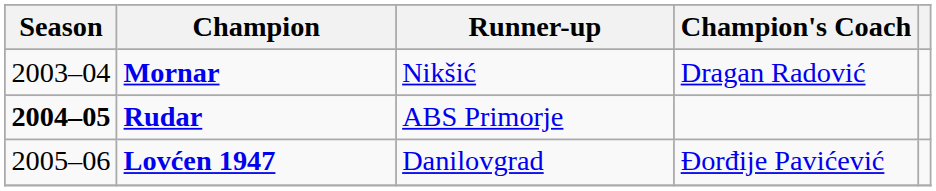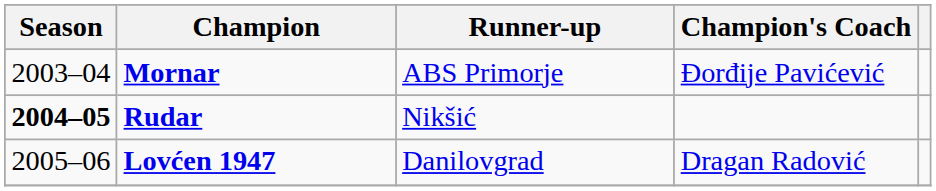(439, 71) Nikšić -> (483, 71) ABS Primorje
(773, 71) Dragan Radović -> (783, 71) Đorđije Pavićević
(483, 116) ABS Primorje -> (439, 116) Nikšić
(783, 161) Đorđije Pavićević -> (773, 161) Dragan Radović
